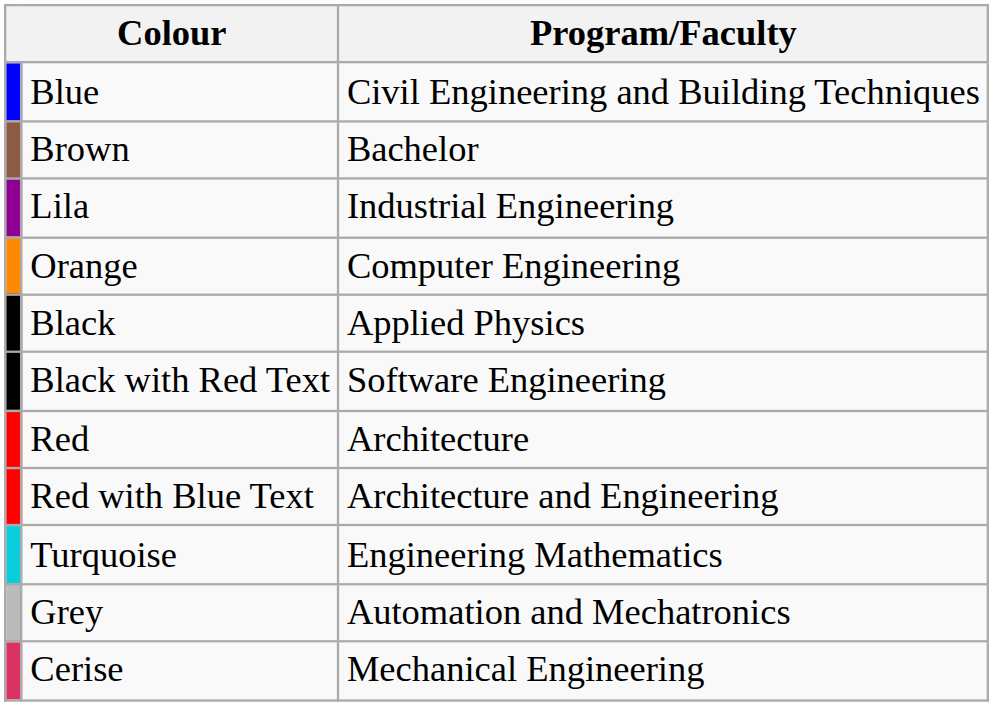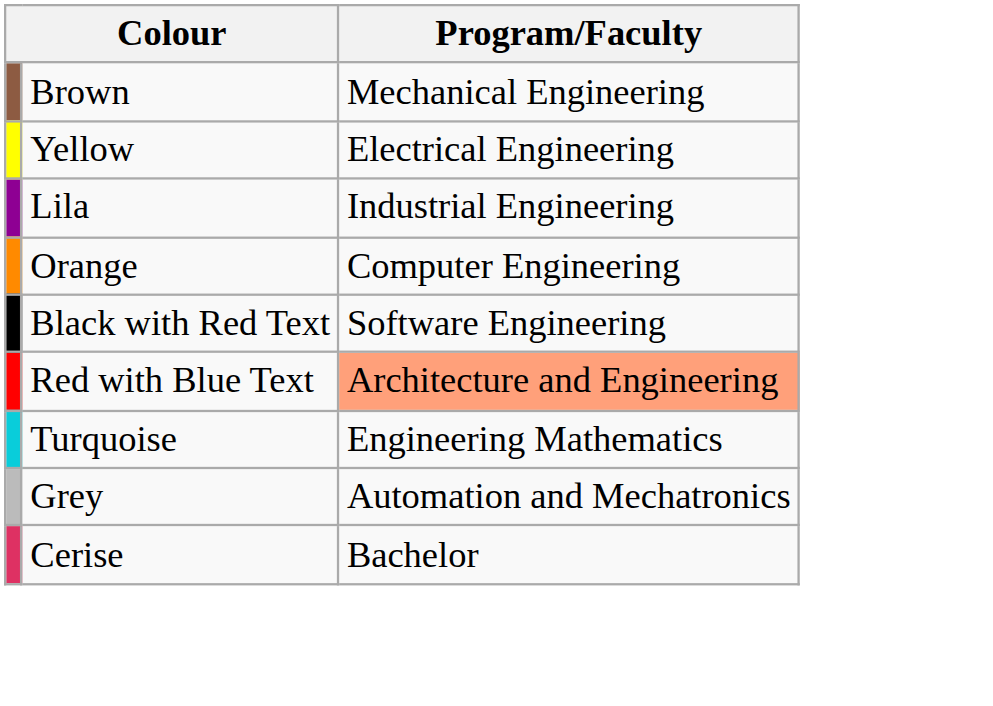- row: (65, 91)
(413, 149) Bachelor -> (526, 91) Mechanical Engineering
+ row: (82, 149)
- row: (73, 322)
- row: (60, 438)
(563, 496) no background -> (563, 380) lightsalmon background
(526, 669) Mechanical Engineering -> (413, 554) Bachelor
